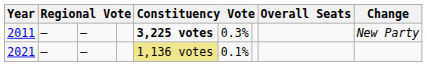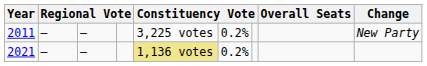(175, 33) bold -> (175, 33) normal
(235, 33) 0.3% -> (235, 33) 0.2%
(235, 52) 0.1% -> (235, 52) 0.2%
